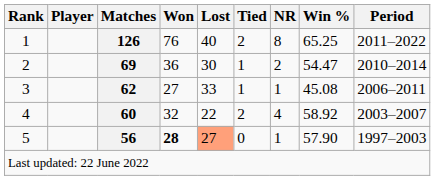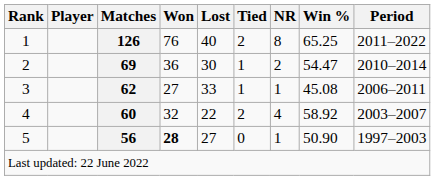(209, 138) lightsalmon background -> (209, 138) no background
(320, 138) 57.90 -> (320, 138) 50.90
